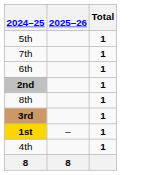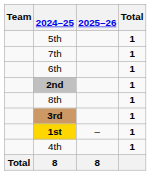+ column: (19, 17)
